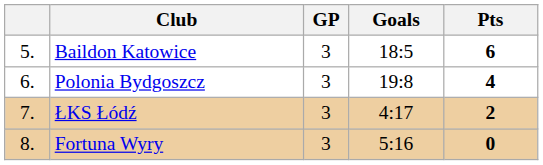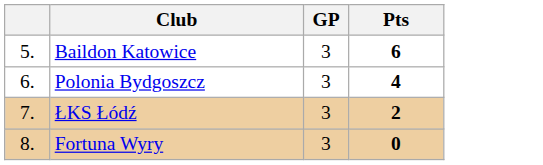- column: (396, 19)
